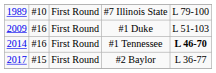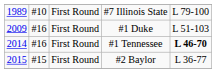(17, 60) 2017 -> (17, 60) 2015
